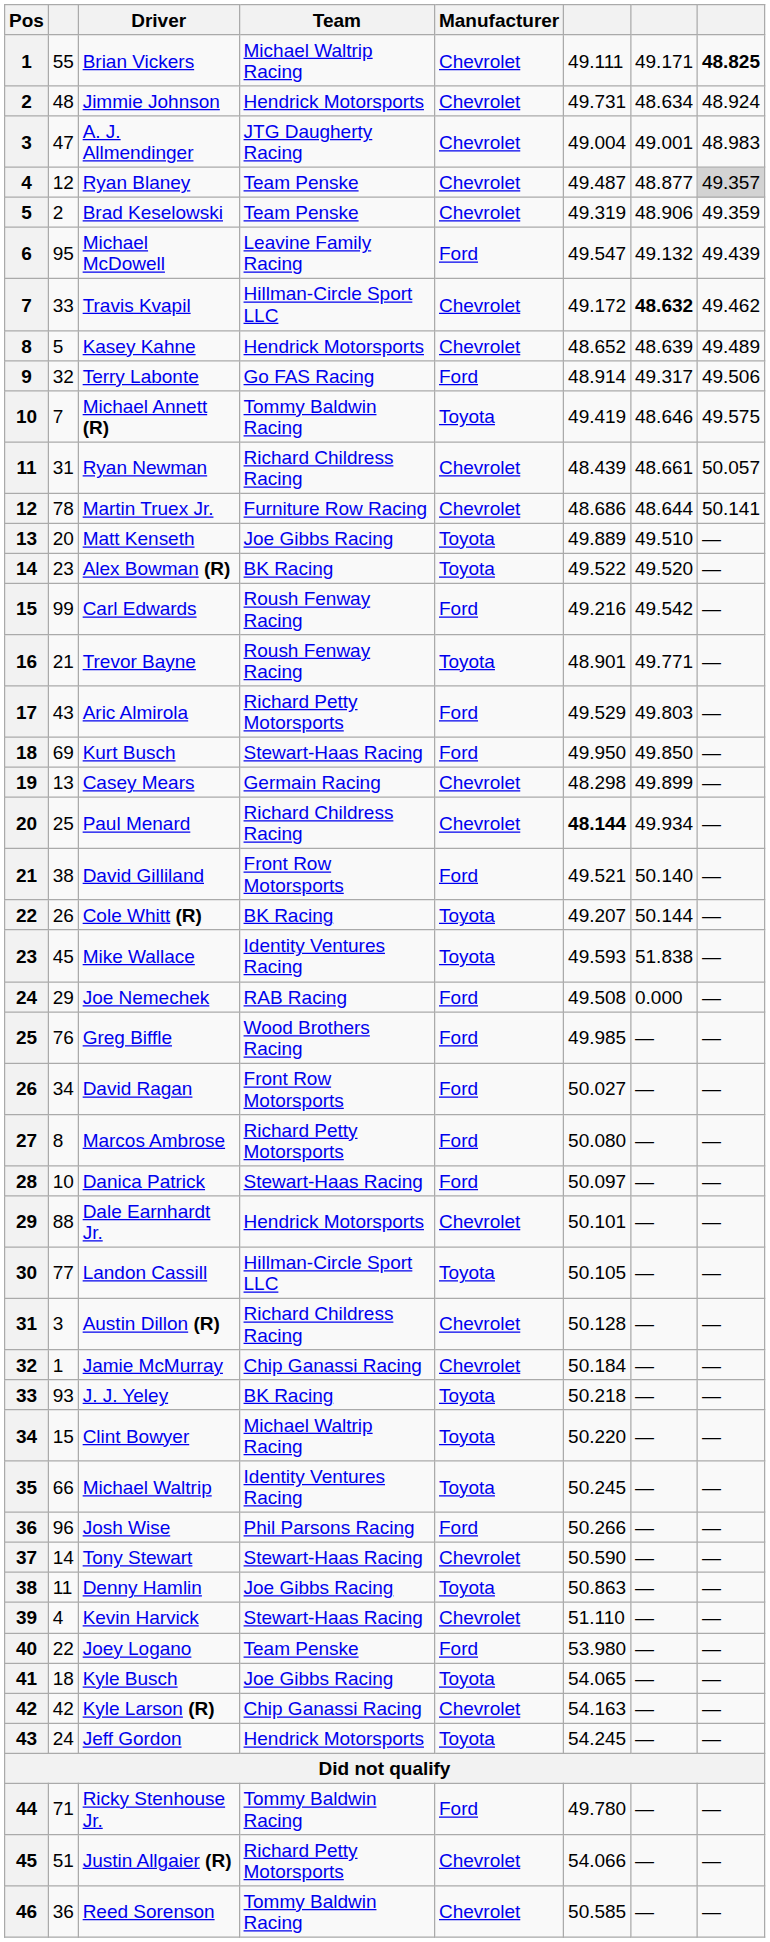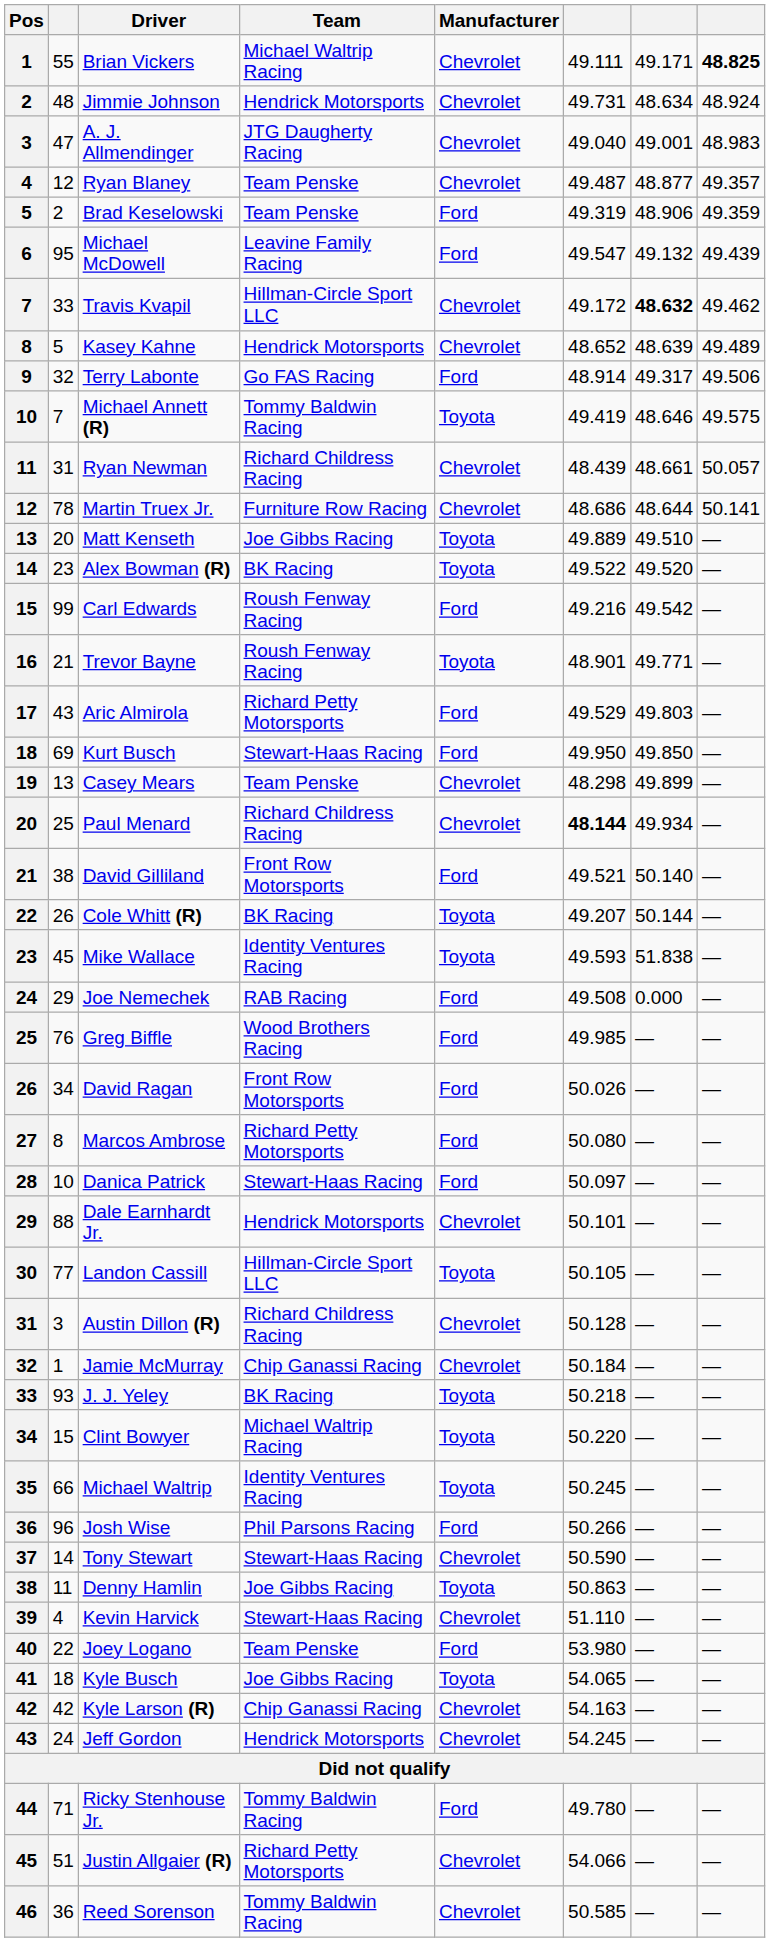(597, 142) 49.004 -> (597, 142) 49.040
(731, 183) lightgrey background -> (731, 183) no background
(480, 213) Chevrolet -> (459, 213) Ford
(312, 783) Germain Racing -> (301, 783) Team Penske
(597, 1089) 50.027 -> (597, 1089) 50.026
(467, 1738) Toyota -> (480, 1738) Chevrolet
